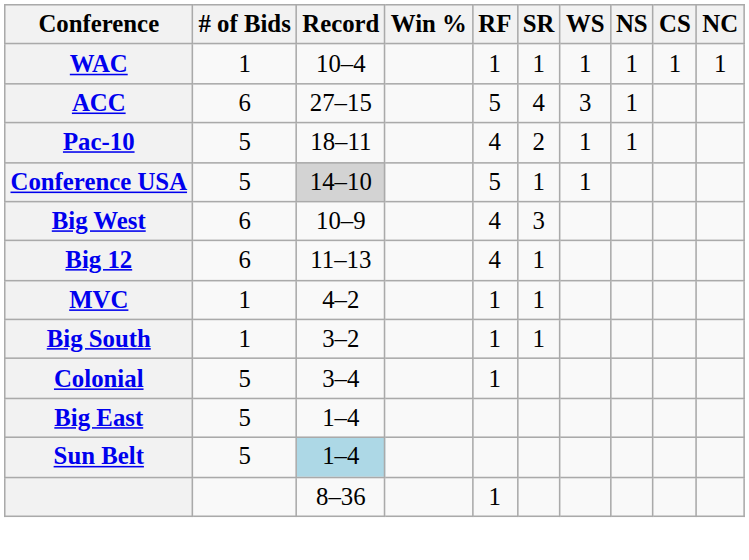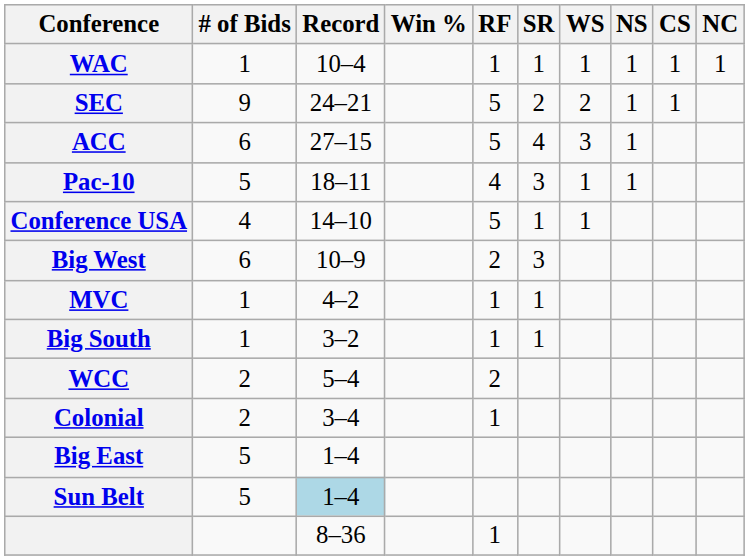+ row: (99, 102)
(539, 142) 2 -> (539, 181) 3
(245, 181) 5 -> (245, 220) 4
(341, 181) lightgrey background -> (341, 220) no background
(495, 220) 4 -> (495, 260) 2
- row: (99, 260)
+ row: (99, 378)
(245, 378) 5 -> (245, 417) 2
